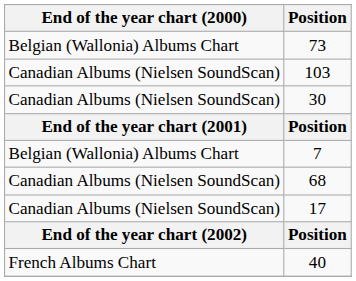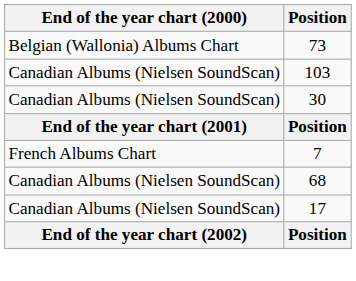(124, 153) Belgian (Wallonia) Albums Chart -> (82, 153) French Albums Chart
- row: (317, 262)
